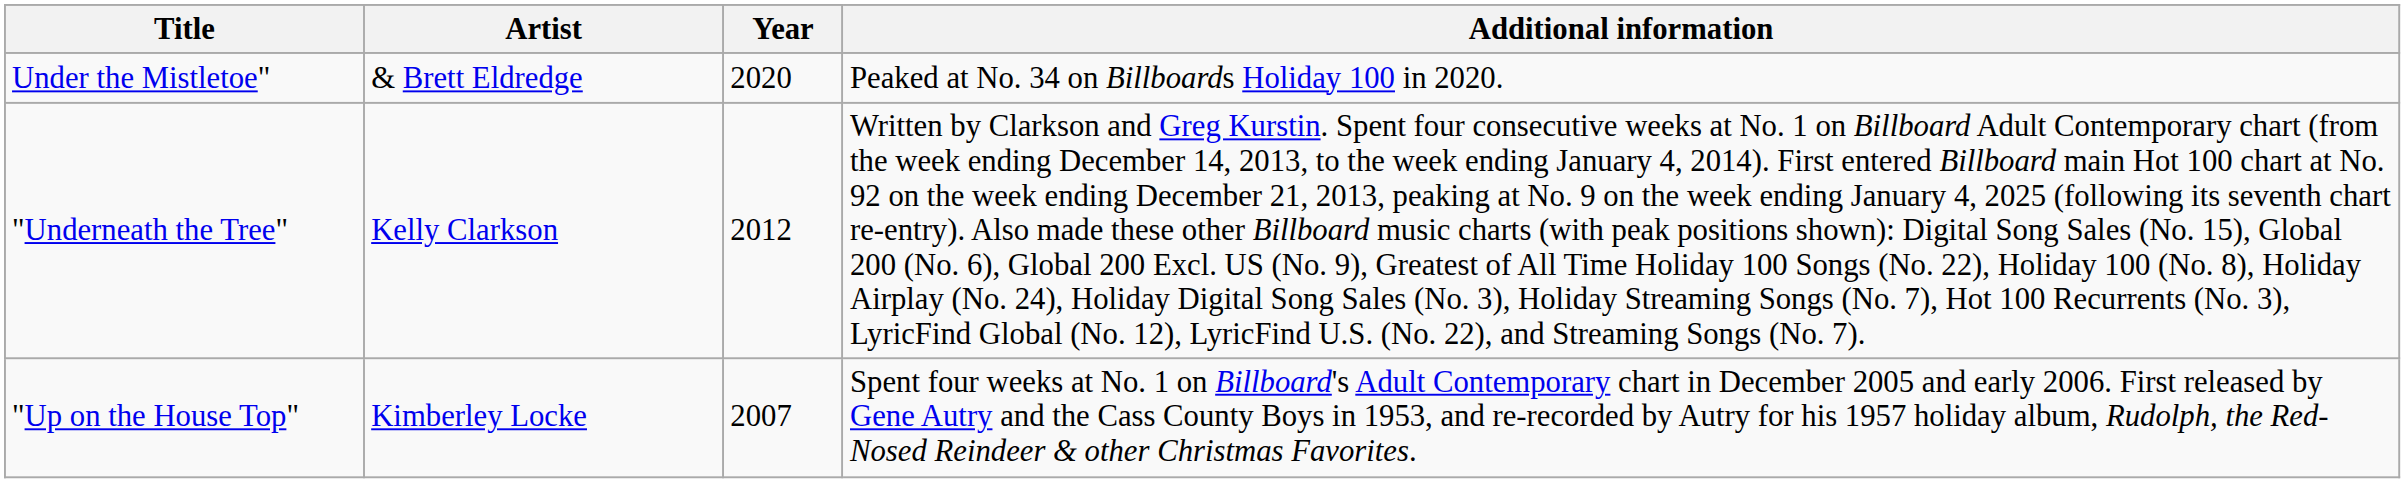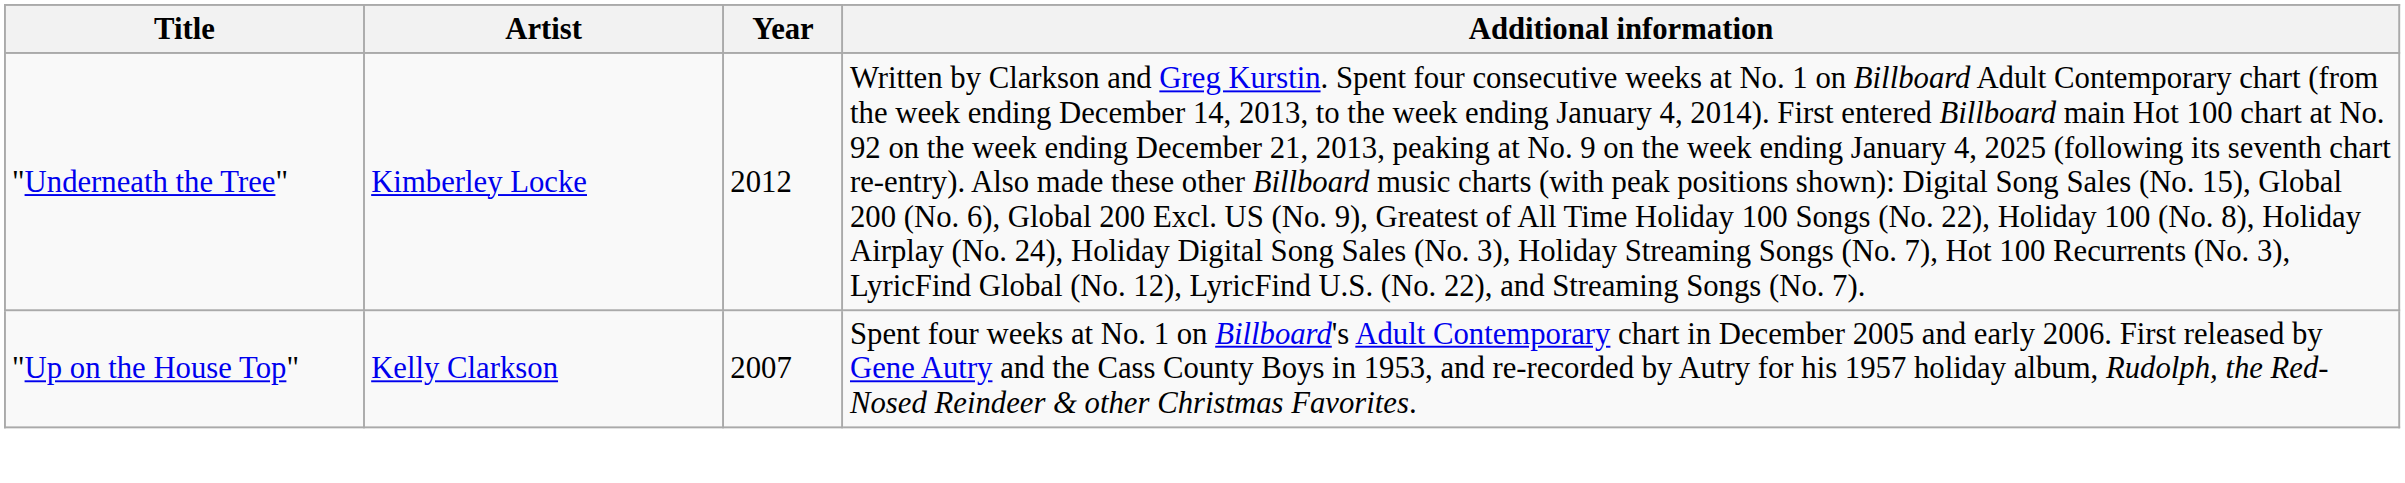- row: (141, 77)
(465, 229) Kelly Clarkson -> (479, 181) Kimberley Locke
(479, 416) Kimberley Locke -> (465, 368) Kelly Clarkson
